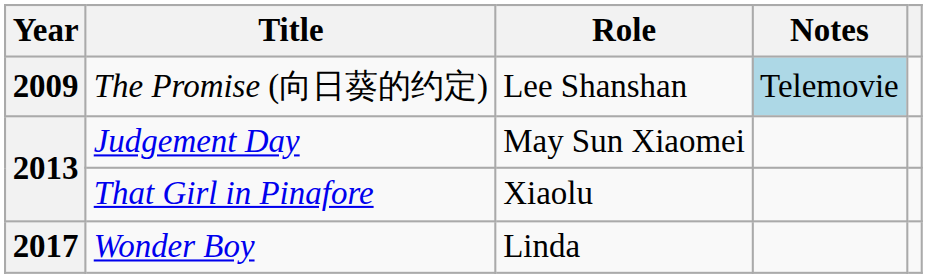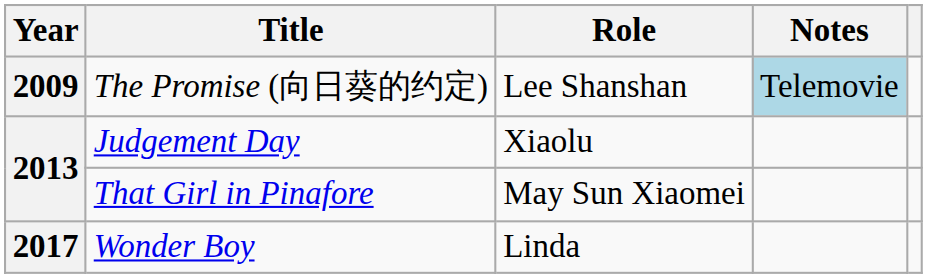(624, 141) May Sun Xiaomei -> (548, 141) Xiaolu
(548, 193) Xiaolu -> (624, 193) May Sun Xiaomei
